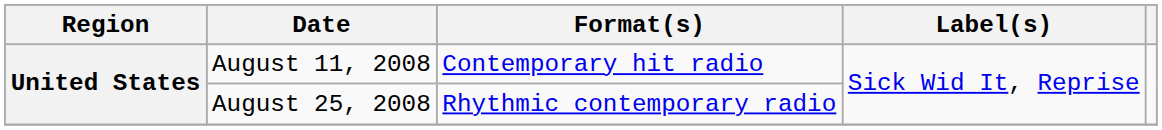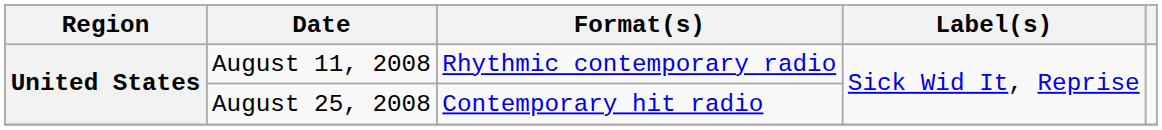(603, 64) Contemporary hit radio -> (639, 64) Rhythmic contemporary radio
(639, 104) Rhythmic contemporary radio -> (603, 104) Contemporary hit radio
